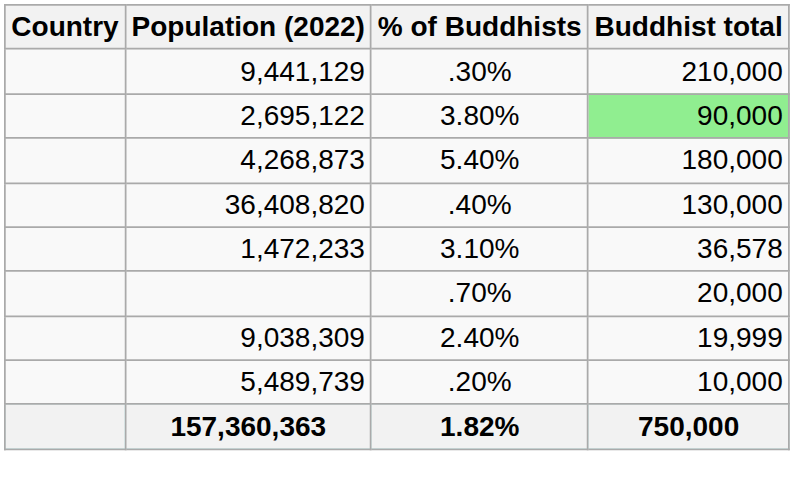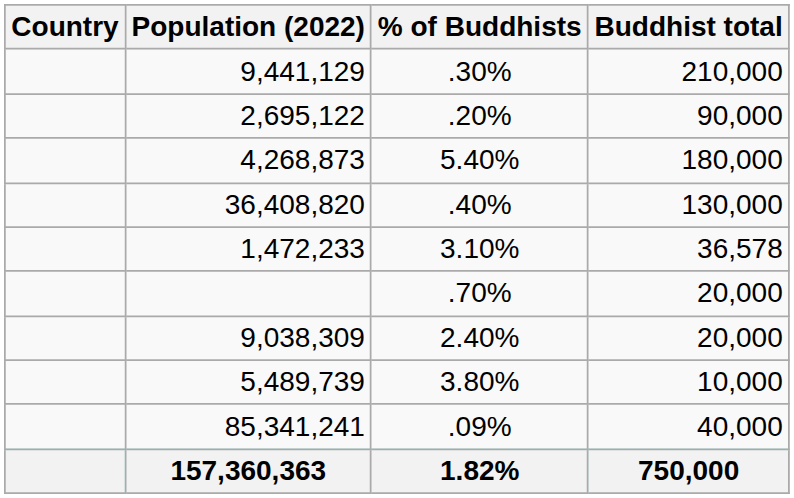(480, 115) 3.80% -> (480, 115) .20%
(740, 115) lightgreen background -> (740, 115) no background
(740, 337) 19,999 -> (740, 337) 20,000
(480, 381) .20% -> (480, 381) 3.80%
+ row: (295, 426)
